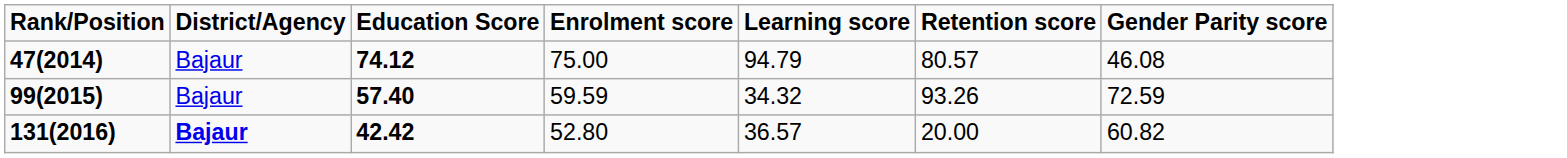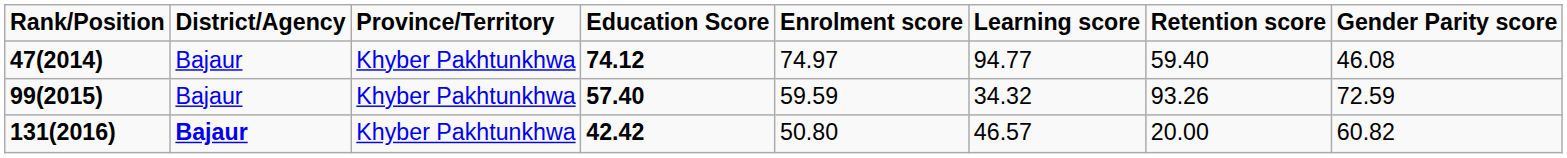+ column: (455, 22)
(579, 59) 75.00 -> (809, 59) 74.97
(773, 59) 94.79 -> (1003, 59) 94.77
(950, 59) 80.57 -> (1180, 59) 59.40
(579, 133) 52.80 -> (809, 133) 50.80
(773, 133) 36.57 -> (1003, 133) 46.57
